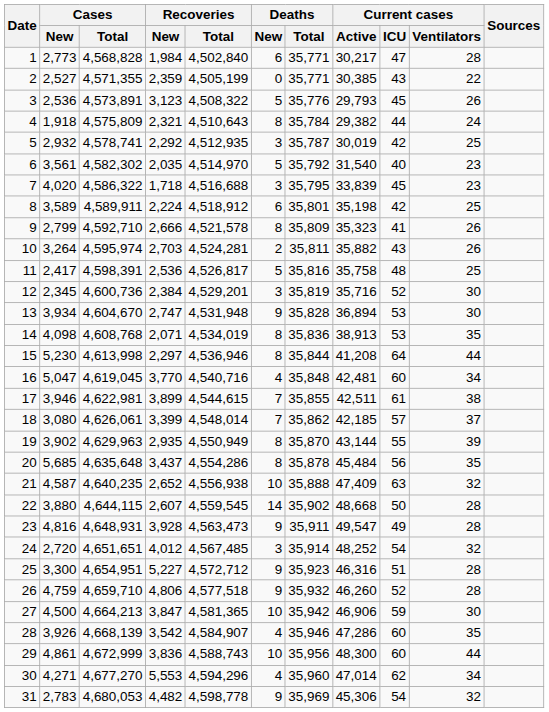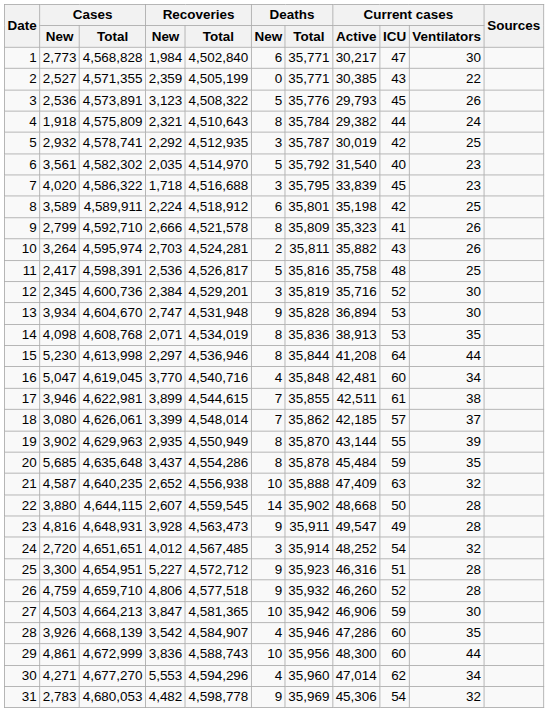(474, 57) 28 -> (474, 57) 30
(399, 462) 56 -> (399, 462) 59
(60, 611) 4,500 -> (60, 611) 4,503
